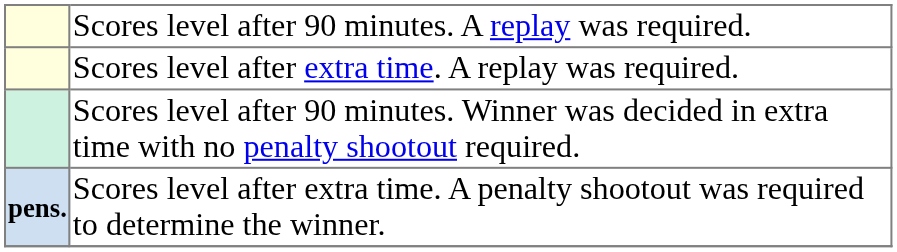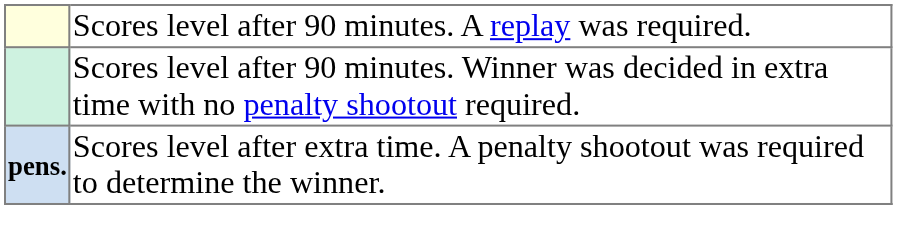- row: (406, 67)
